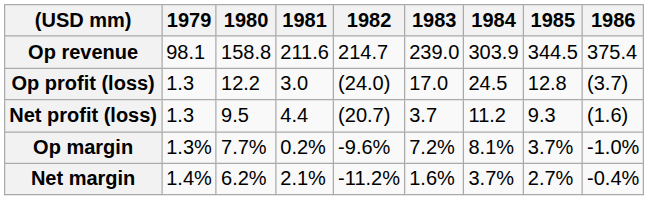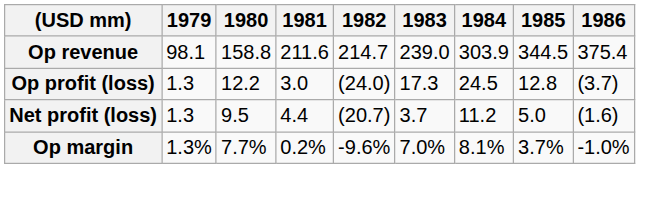(429, 83) 17.0 -> (419, 83) 17.3
(542, 115) 9.3 -> (532, 115) 5.0
(432, 147) 7.2% -> (422, 147) 7.0%
- row: (83, 178)
